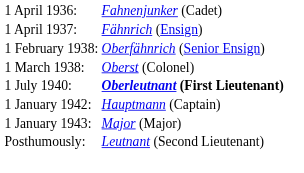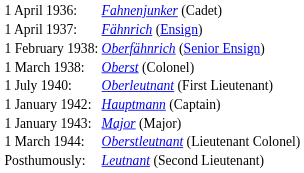(193, 86) bold -> (187, 86) normal
+ row: (45, 142)
